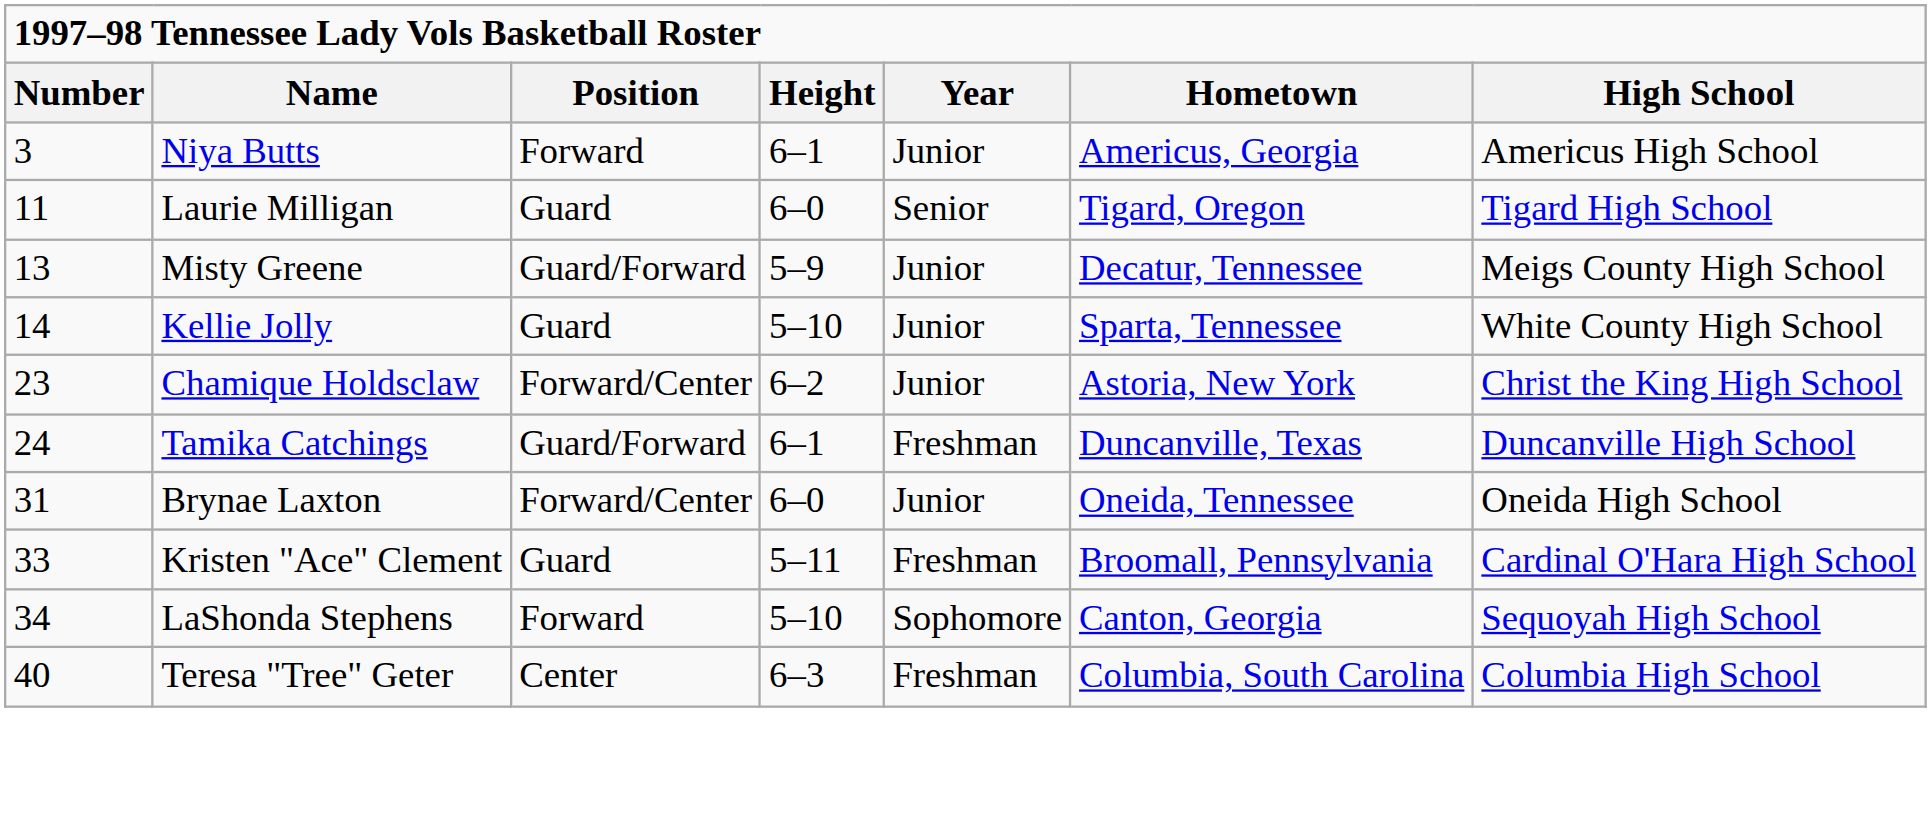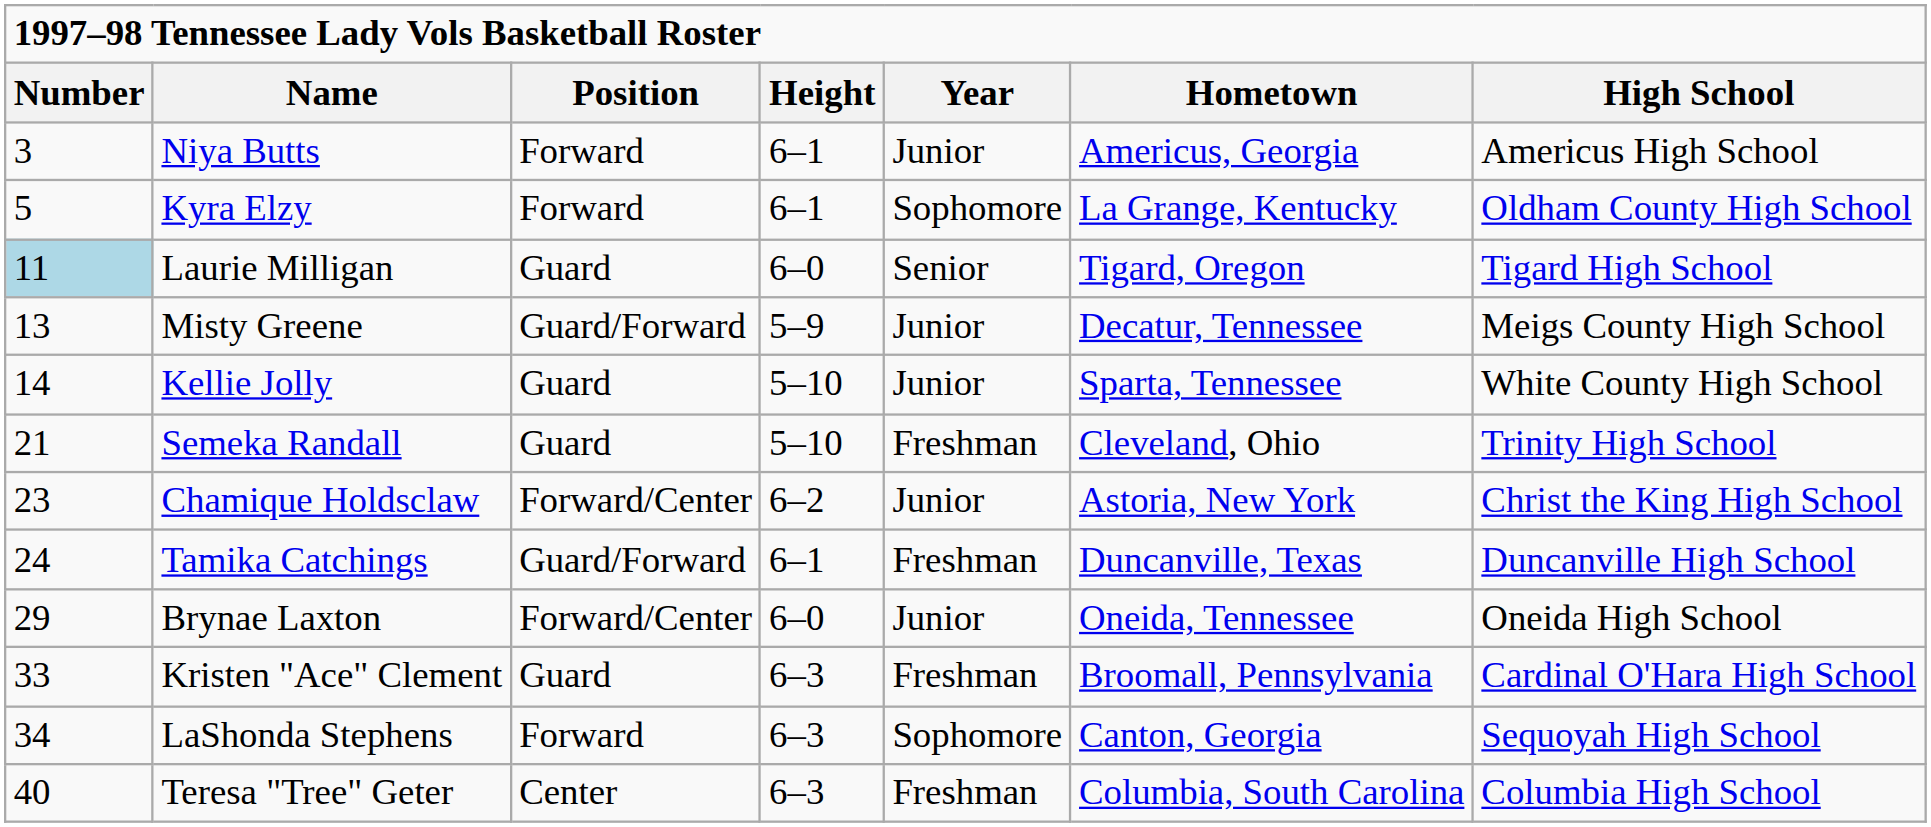+ row: (237, 208)
(31, 208) no background -> (31, 267) lightblue background
+ row: (282, 442)
(32, 500) 31 -> (32, 617) 29
(805, 558) 5–11 -> (797, 675) 6–3
(806, 617) 5–10 -> (797, 734) 6–3
